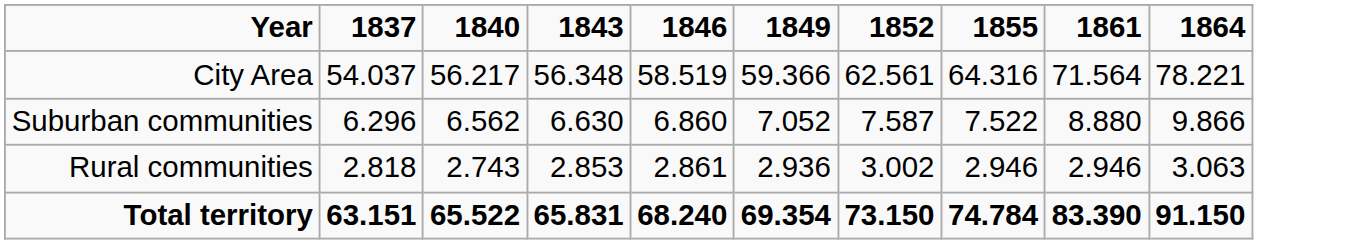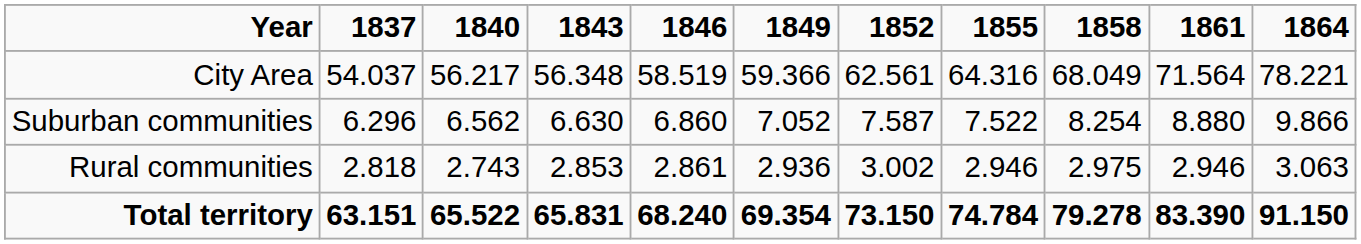+ column: (1109, 27)
